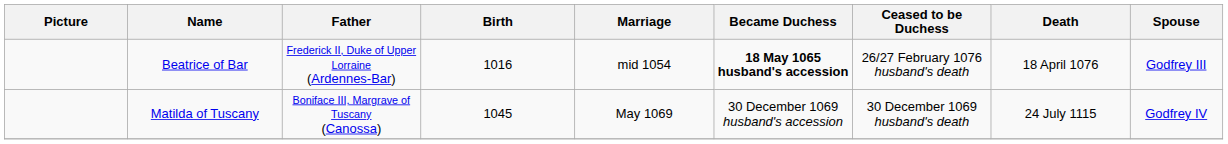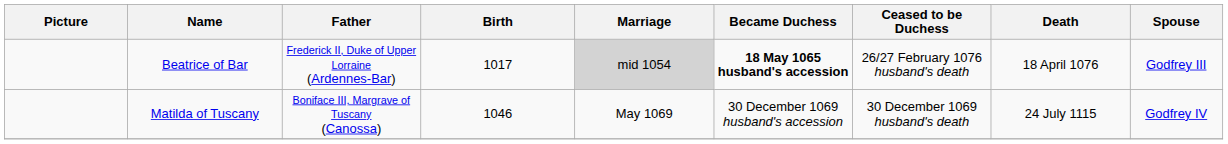(498, 64) 1016 -> (498, 64) 1017
(644, 64) no background -> (644, 64) lightgrey background
(498, 114) 1045 -> (498, 114) 1046
